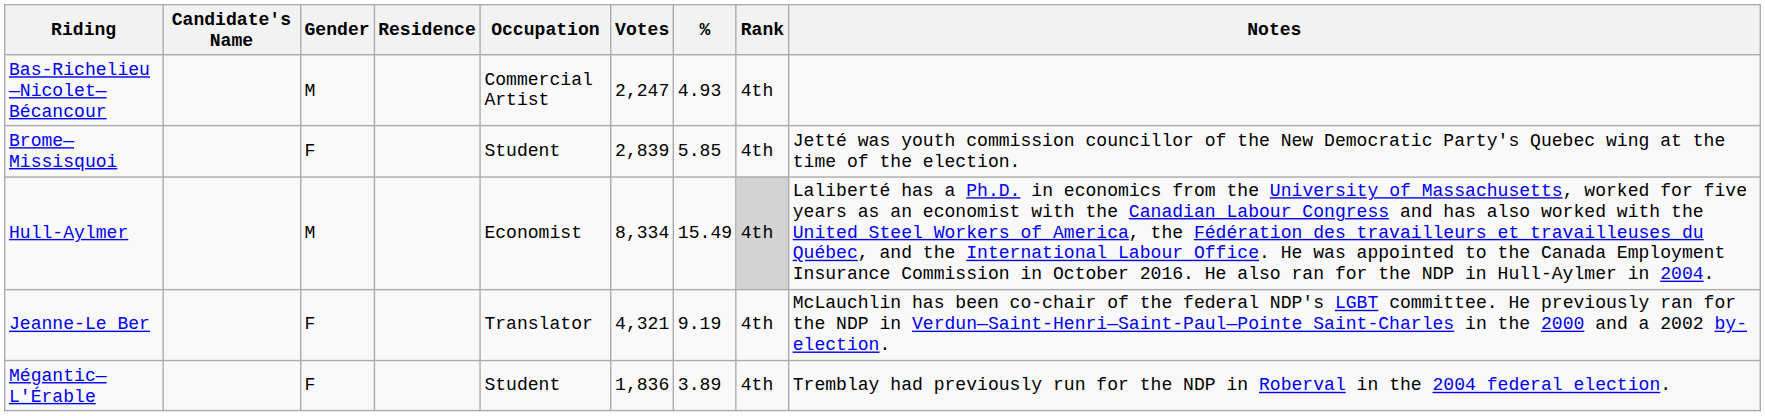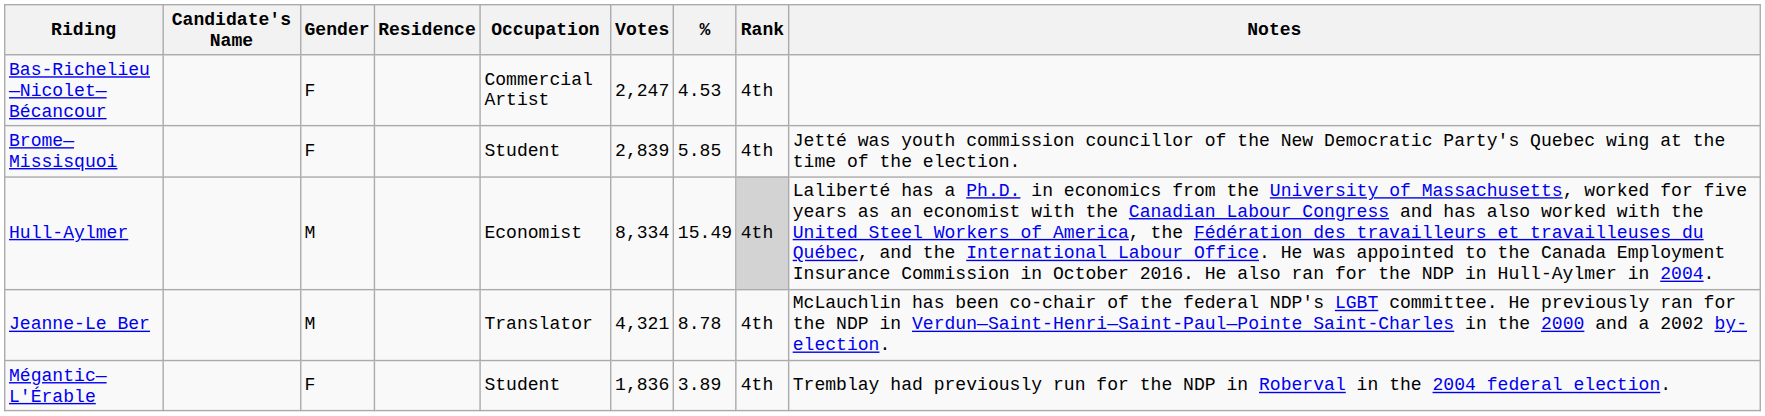(310, 91) M -> (310, 91) F
(700, 91) 4.93 -> (700, 91) 4.53
(310, 325) F -> (310, 325) M
(700, 325) 9.19 -> (700, 325) 8.78
